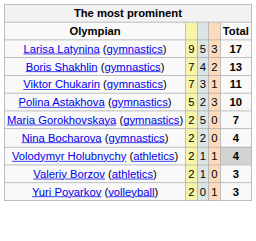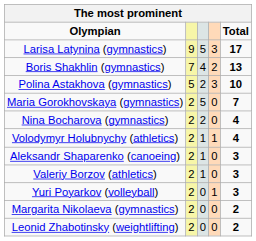- row: (95, 85)
(236, 156) lightgrey background -> (236, 138) no background
+ row: (95, 156)
+ row: (95, 209)
+ row: (95, 227)
